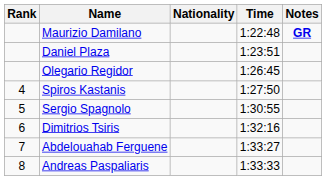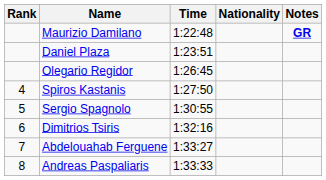columns swapped: (204, 14) <-> (260, 14)
